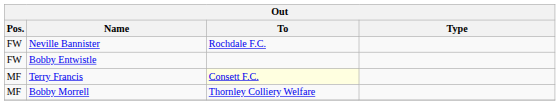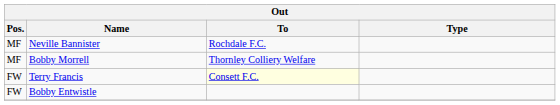(14, 44) FW -> (14, 44) MF
rows swapped: (63, 60) <-> (59, 92)
(14, 76) MF -> (14, 76) FW
